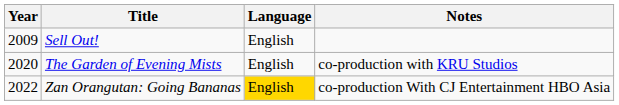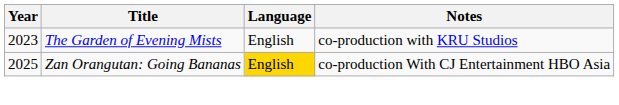- row: (72, 40)
(23, 64) 2020 -> (23, 40) 2023
(23, 87) 2022 -> (23, 64) 2025
